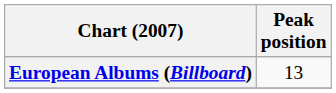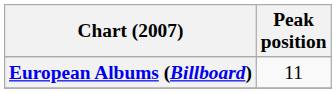(294, 72) 13 -> (294, 72) 11
